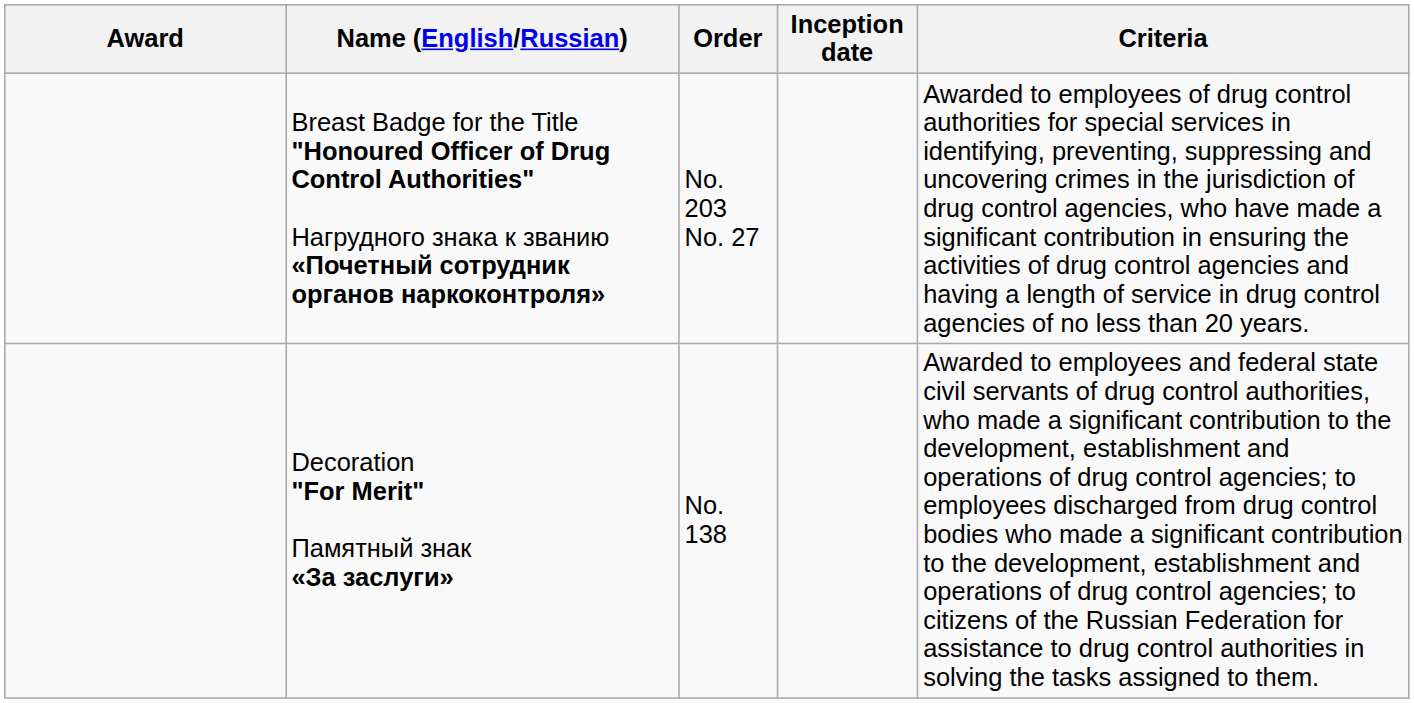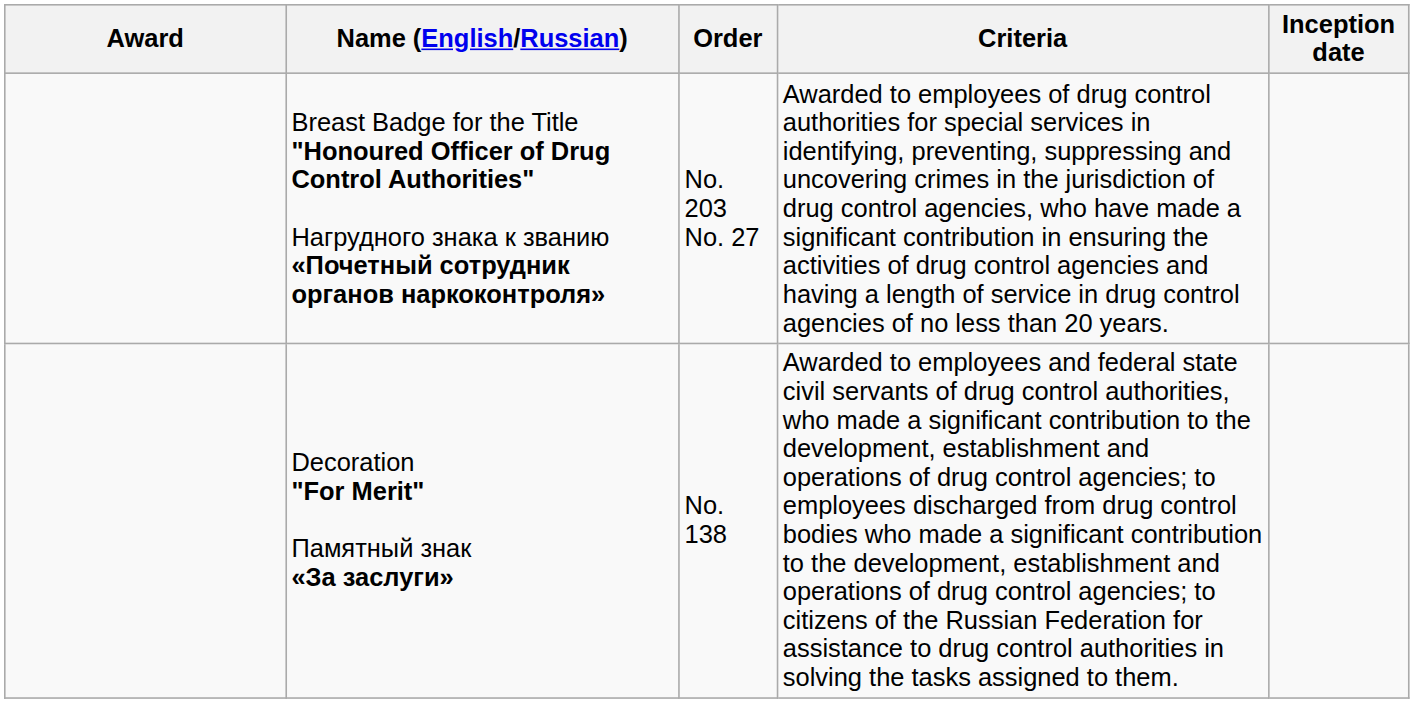columns swapped: (847, 38) <-> (1163, 38)
